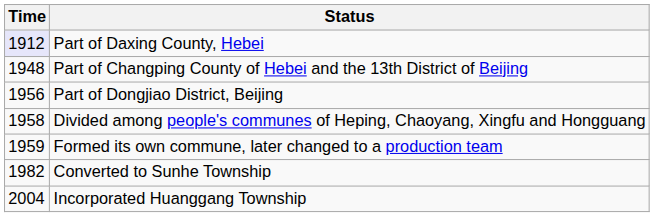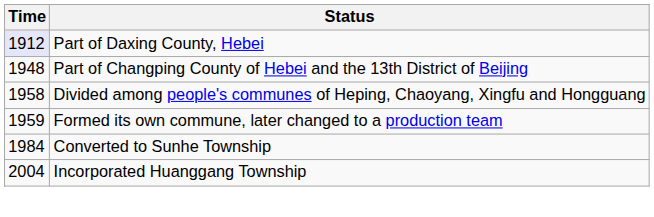- row: (168, 95)
(26, 172) 1982 -> (26, 146) 1984
